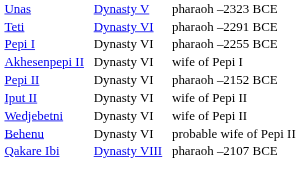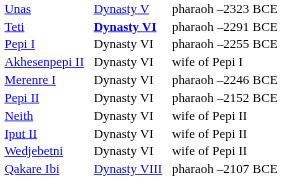(124, 26) normal -> (125, 26) bold
+ row: (30, 80)
+ row: (19, 115)
- row: (24, 133)
